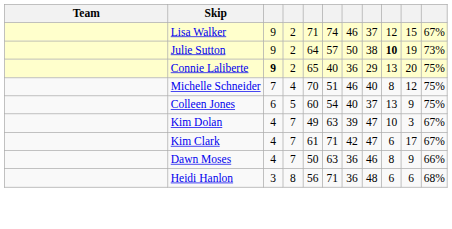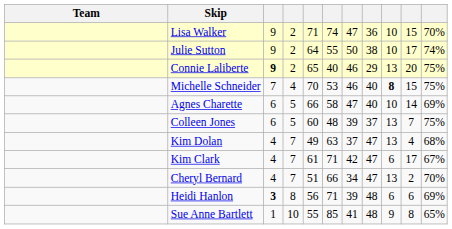(352, 31) 46 -> (352, 31) 47
(372, 31) 37 -> (372, 31) 36
(391, 31) 12 -> (391, 31) 10
(434, 31) 67% -> (434, 31) 70%
(332, 50) 57 -> (332, 50) 55
(391, 50) bold -> (391, 50) normal
(411, 50) 19 -> (411, 50) 17
(434, 50) 73% -> (434, 50) 74%
(352, 68) 36 -> (352, 68) 46
(332, 86) 51 -> (332, 86) 53
(391, 86) normal -> (391, 86) bold
(411, 86) 12 -> (411, 86) 15
+ row: (206, 104)
(332, 104) 54 -> (332, 123) 48
(352, 104) 40 -> (352, 123) 39
(411, 104) 9 -> (411, 123) 7
(352, 123) 39 -> (352, 141) 37
(391, 123) 10 -> (391, 141) 13
(411, 123) 3 -> (411, 141) 4
(434, 123) 67% -> (434, 141) 68%
+ row: (206, 178)
- row: (201, 159)
(273, 178) normal -> (273, 196) bold
(352, 178) 36 -> (352, 196) 39
(434, 178) 68% -> (434, 196) 69%
+ row: (212, 214)
